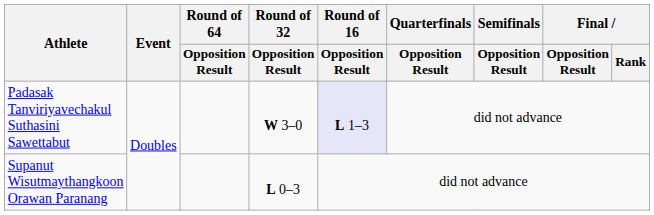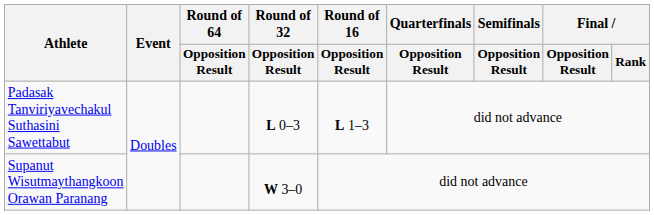(283, 126) W 3–0 -> (283, 126) L 0–3
(352, 126) lavender background -> (352, 126) no background
(283, 190) L 0–3 -> (283, 190) W 3–0
